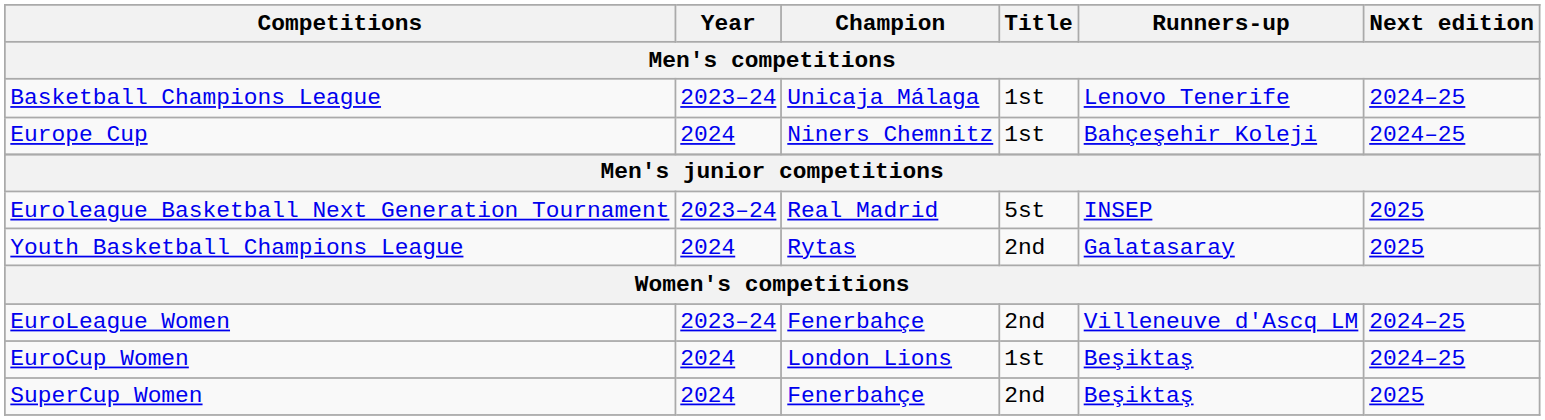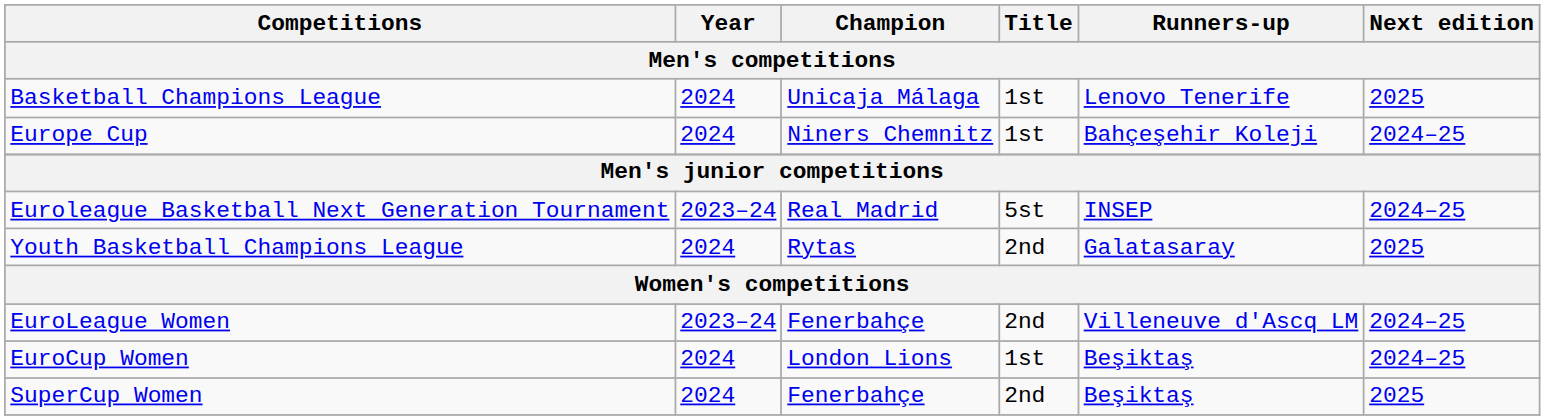(728, 98) 2023–24 -> (708, 98) 2024
(1417, 98) 2024–25 -> (1397, 98) 2025
(1397, 210) 2025 -> (1417, 210) 2024–25
